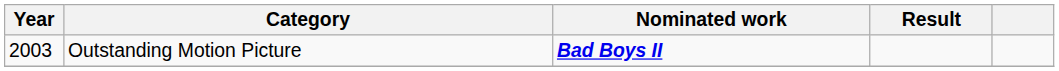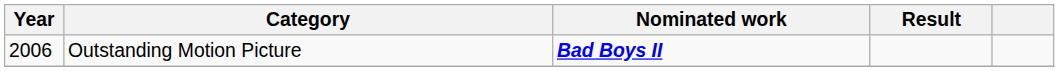(31, 50) 2003 -> (31, 50) 2006
